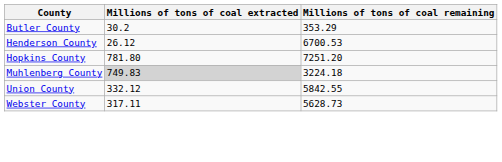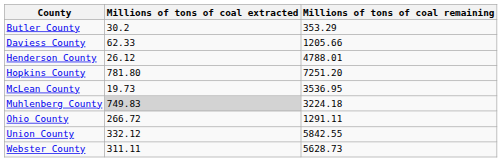+ row: (46, 42)
(323, 42) 6700.53 -> (323, 58) 4788.01
+ row: (43, 88)
+ row: (38, 119)
(124, 104) 317.11 -> (124, 149) 311.11
